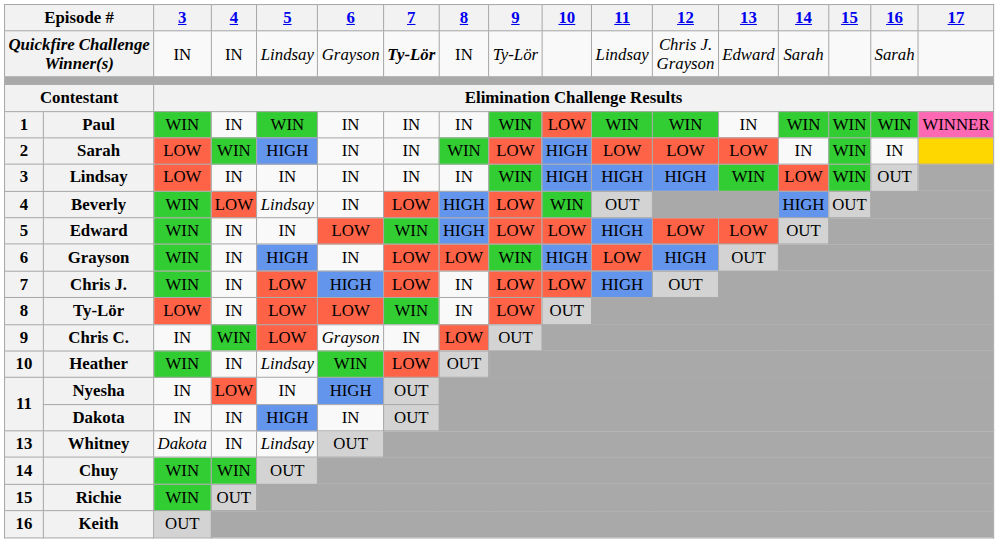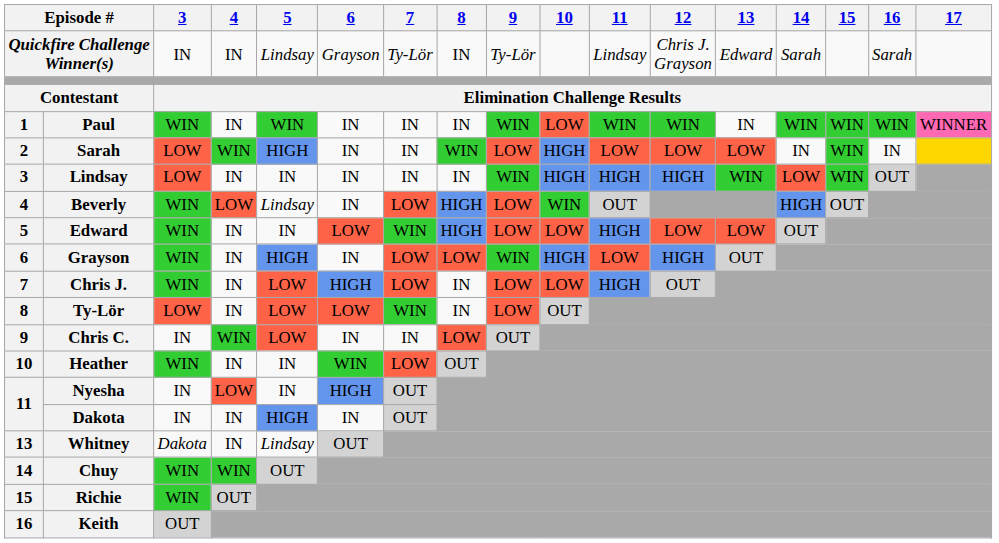(411, 53) bold -> (410, 53) normal
(351, 337) Grayson -> (351, 337) IN
(287, 364) Lindsay -> (287, 364) IN
